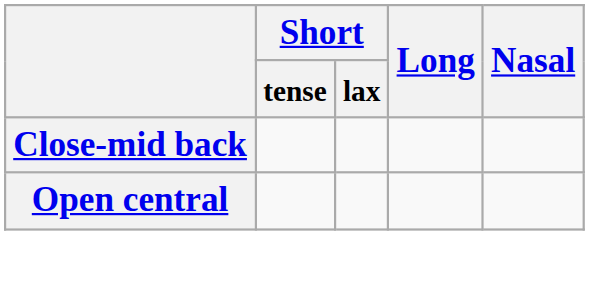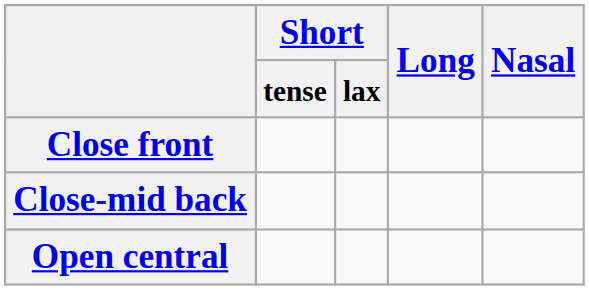+ row: (130, 144)
